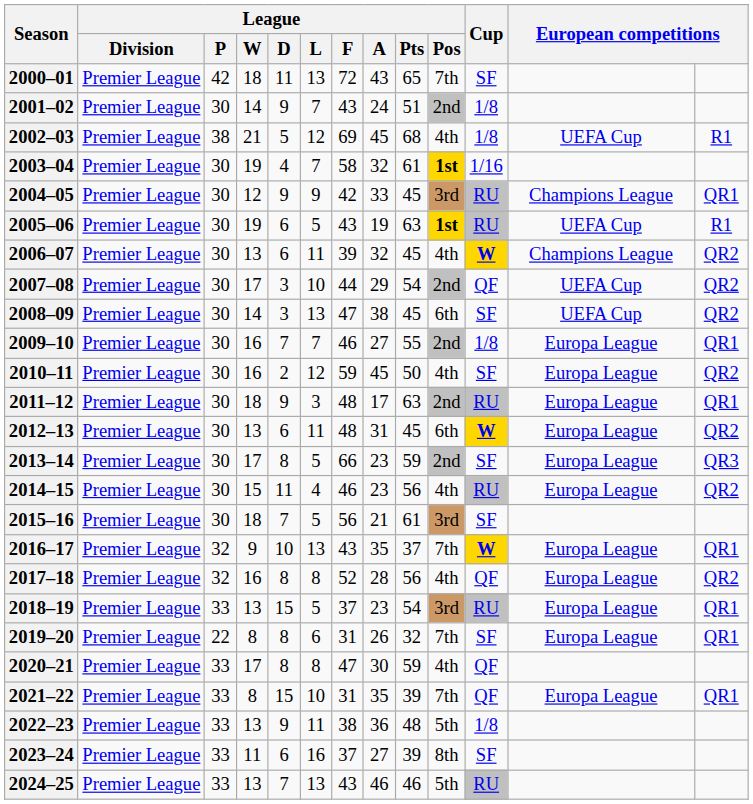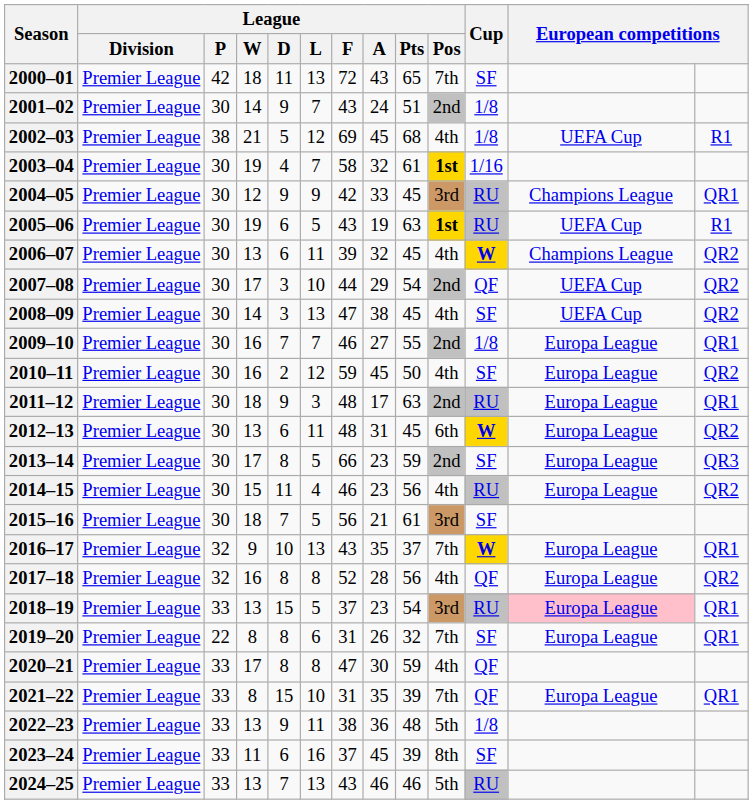(447, 313) 6th -> (447, 313) 4th
(601, 607) no background -> (601, 607) pink background
(379, 755) 27 -> (379, 755) 45
